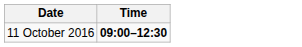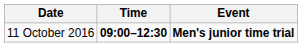+ column: (233, 13)
